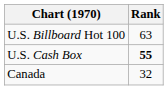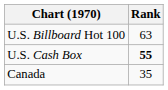(146, 74) 32 -> (146, 74) 35
